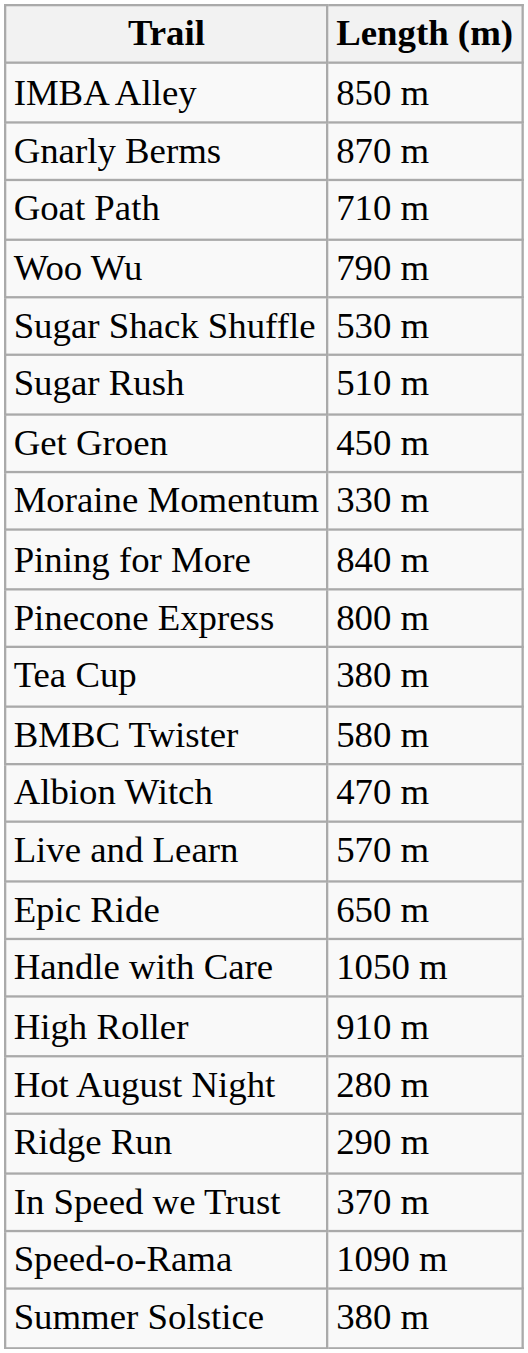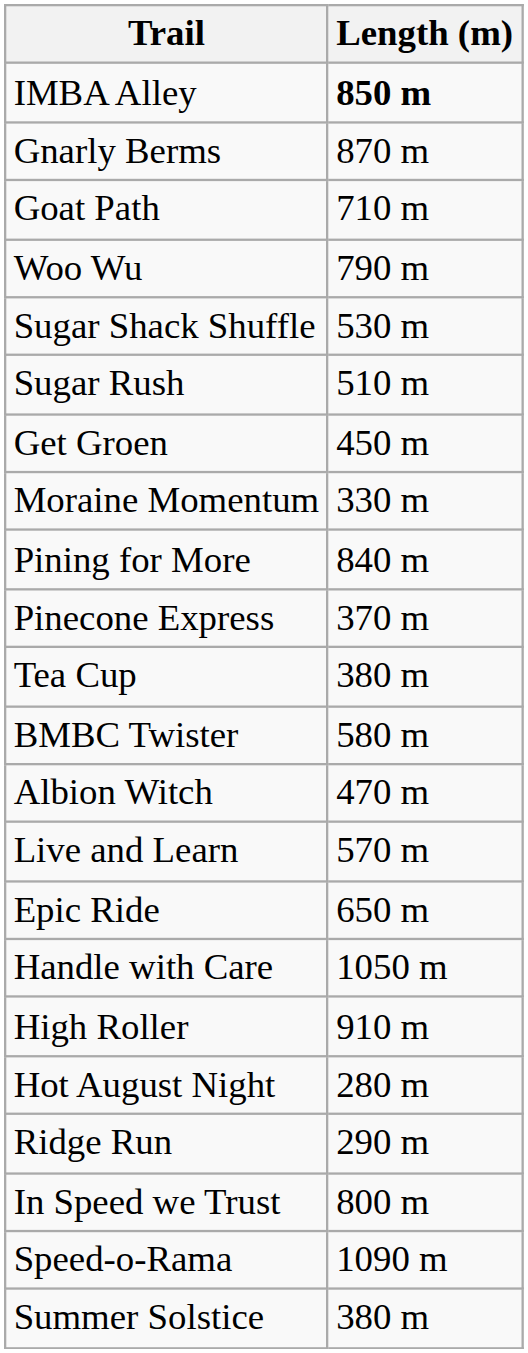(383, 92) normal -> (384, 92) bold
(383, 617) 800 m -> (383, 617) 370 m
(383, 1200) 370 m -> (383, 1200) 800 m
